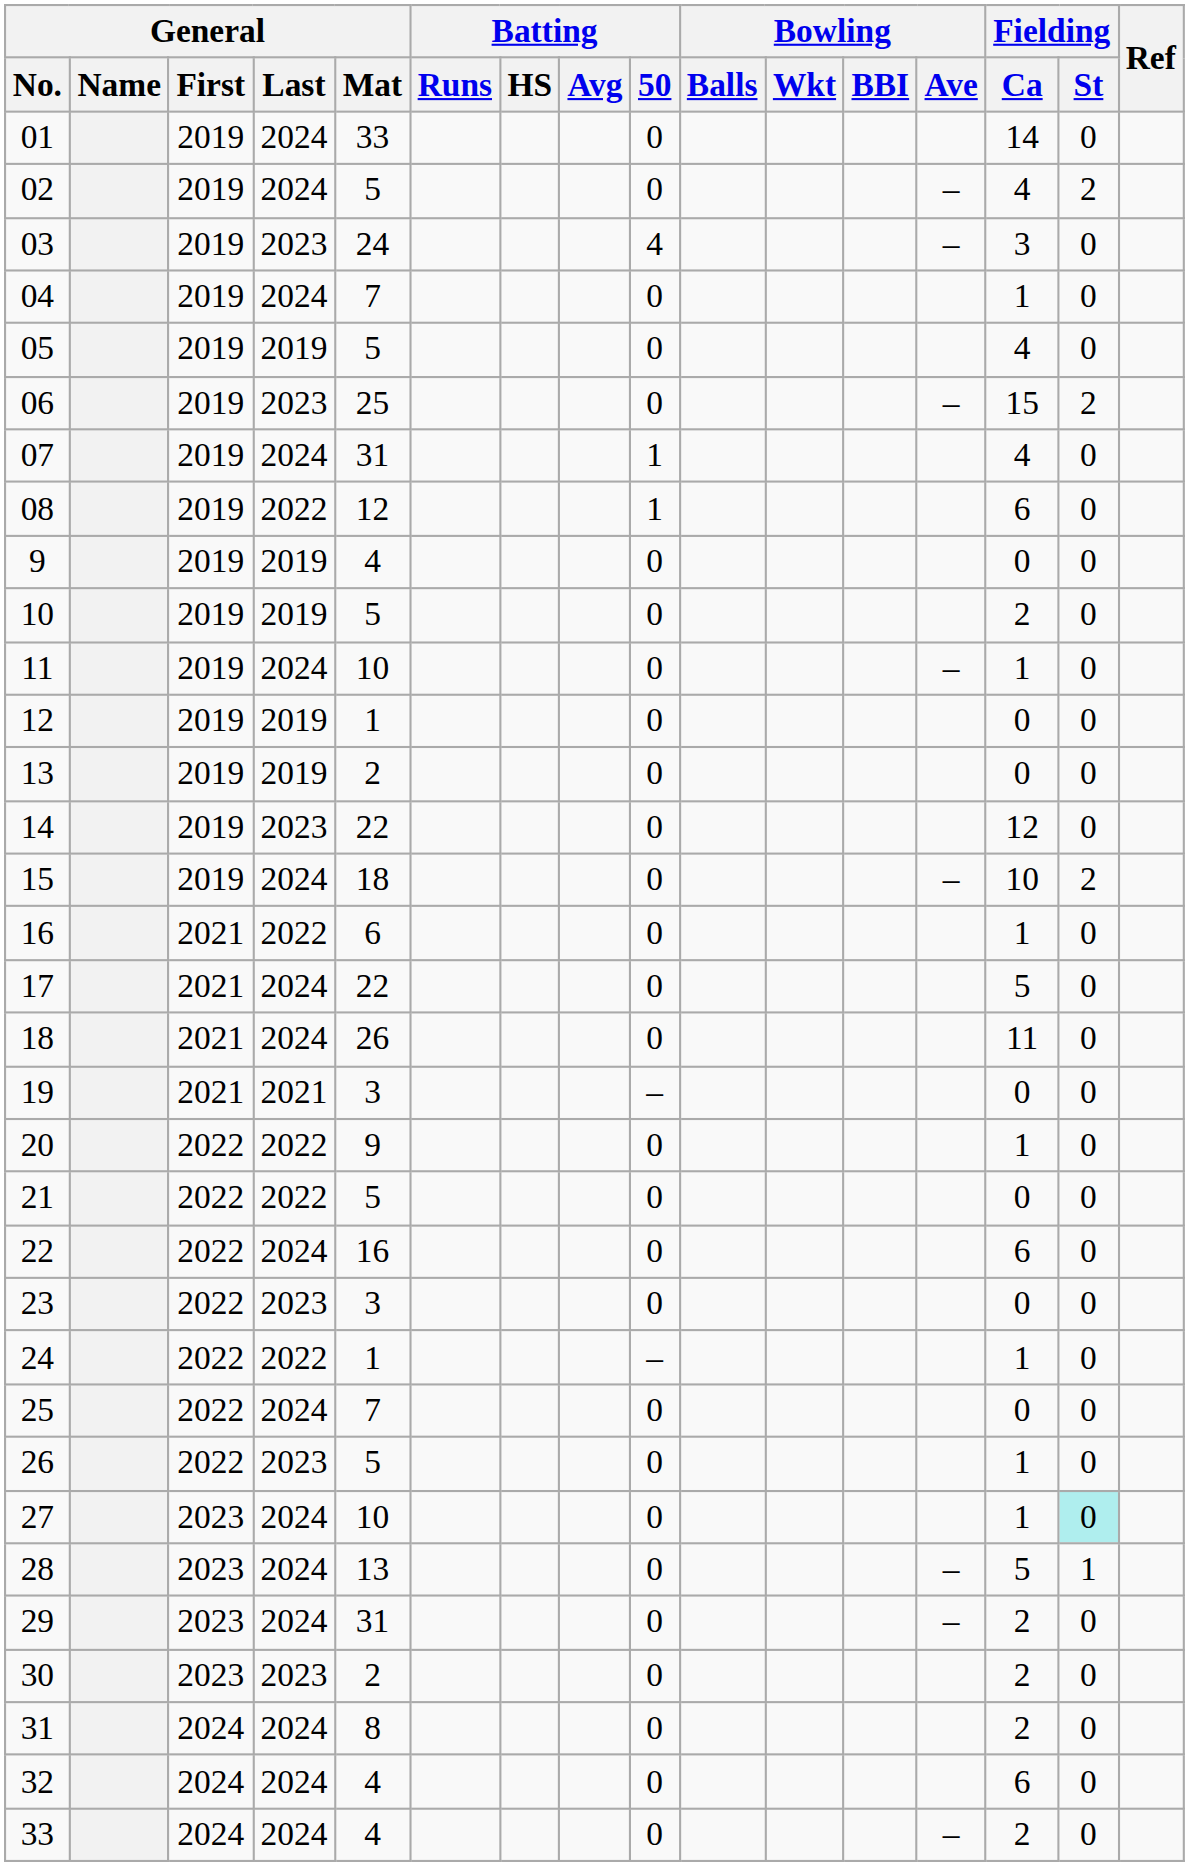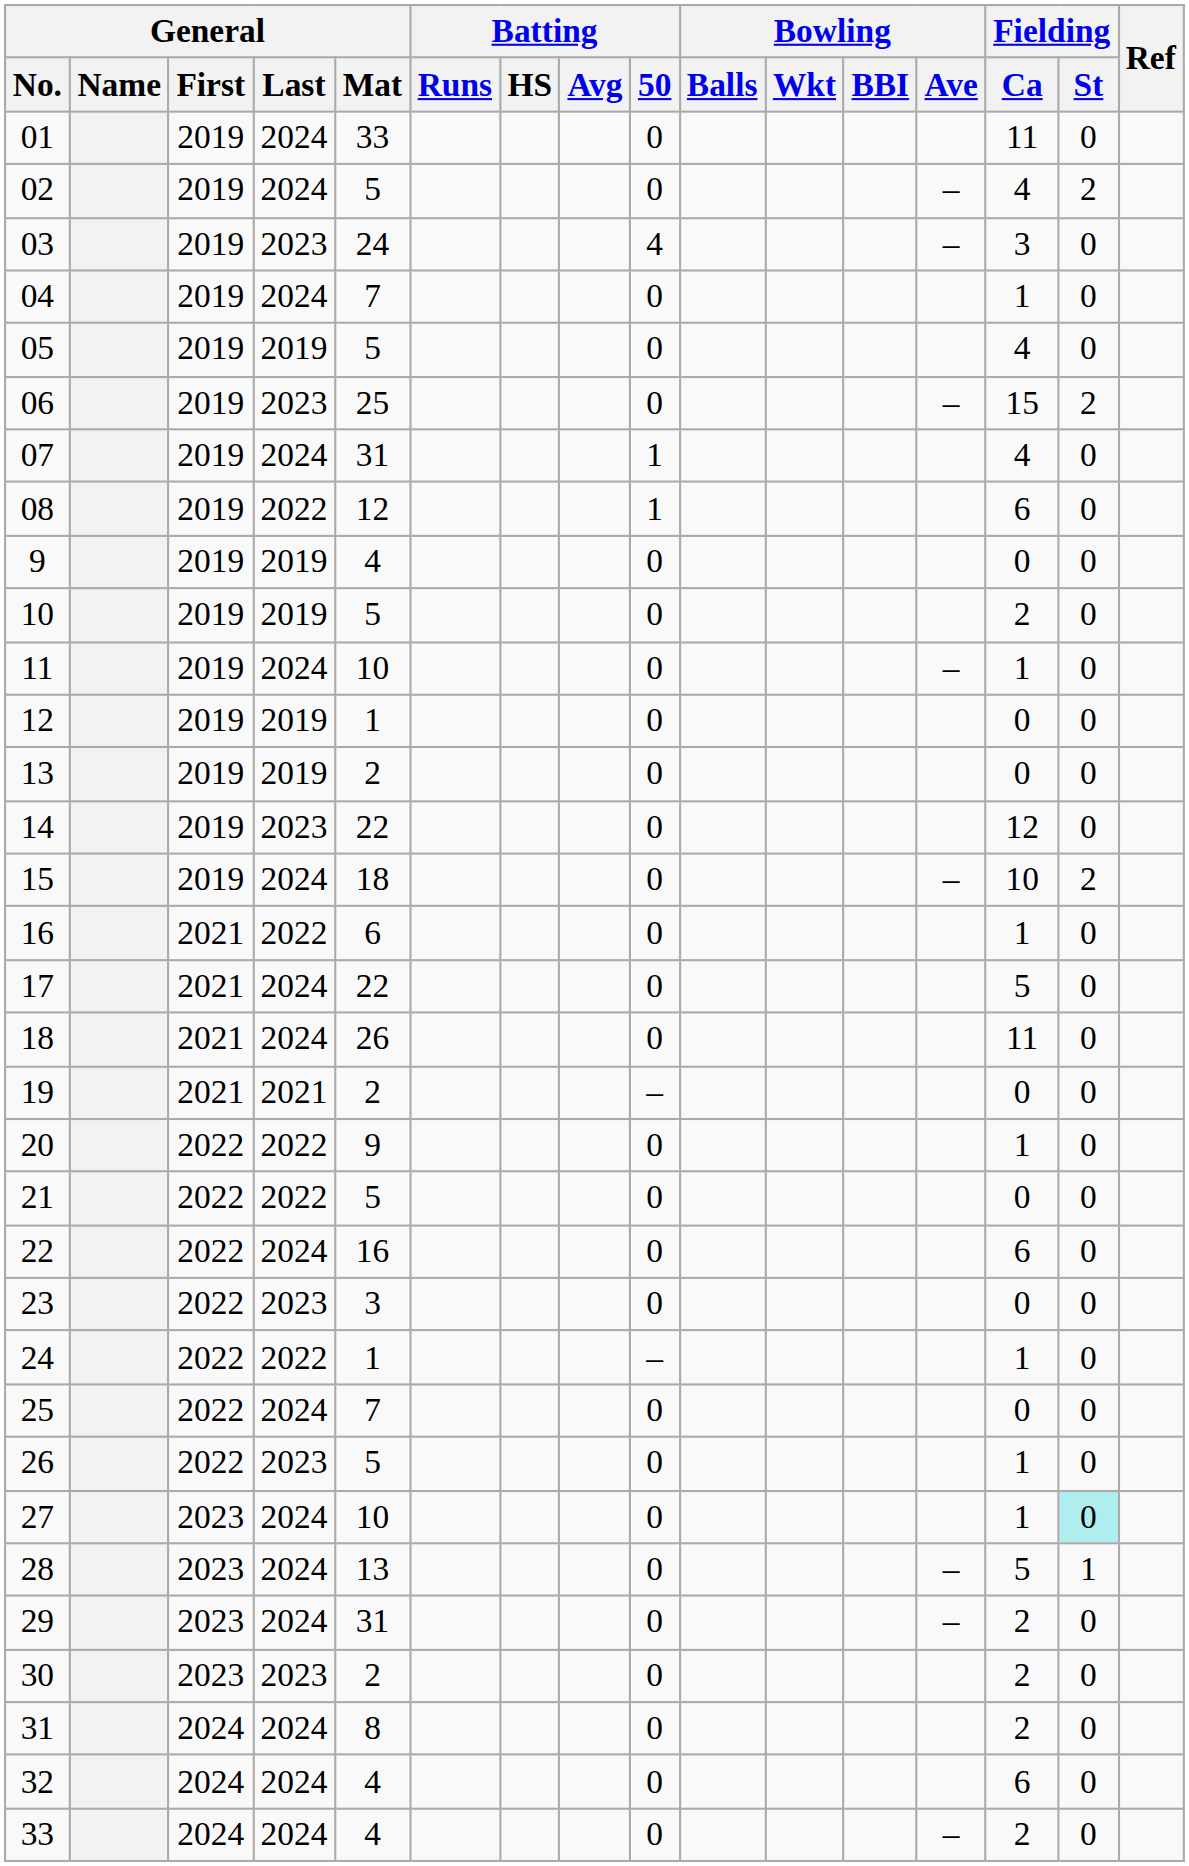(1022, 137) 14 -> (1022, 137) 11
(373, 1091) 3 -> (373, 1091) 2
